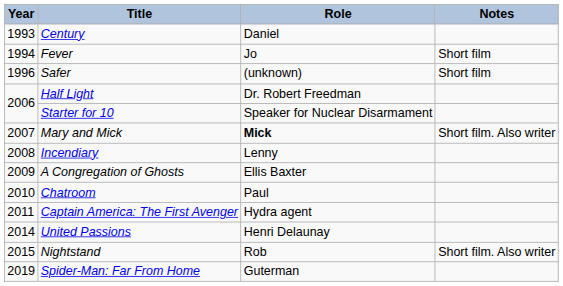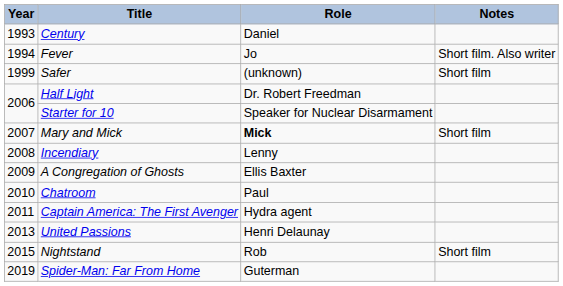(465, 53) Short film -> (497, 53) Short film. Also writer
(21, 73) 1996 -> (21, 73) 1999
(497, 133) Short film. Also writer -> (465, 133) Short film
(21, 232) 2014 -> (21, 232) 2013
(497, 251) Short film. Also writer -> (465, 251) Short film
